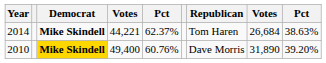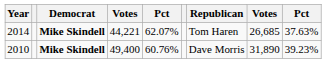(162, 31) 62.37% -> (162, 31) 62.07%
(265, 31) 26,684 -> (265, 31) 26,685
(302, 31) 38.63% -> (302, 31) 37.63%
(72, 49) gold background -> (72, 49) no background
(302, 49) 39.20% -> (302, 49) 39.23%
